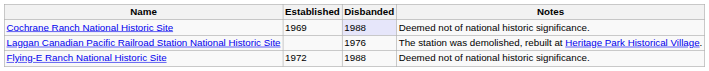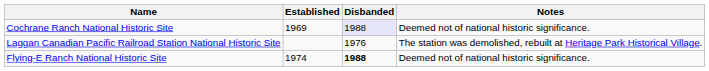(296, 58) 1972 -> (296, 58) 1974
(355, 58) normal -> (355, 58) bold
